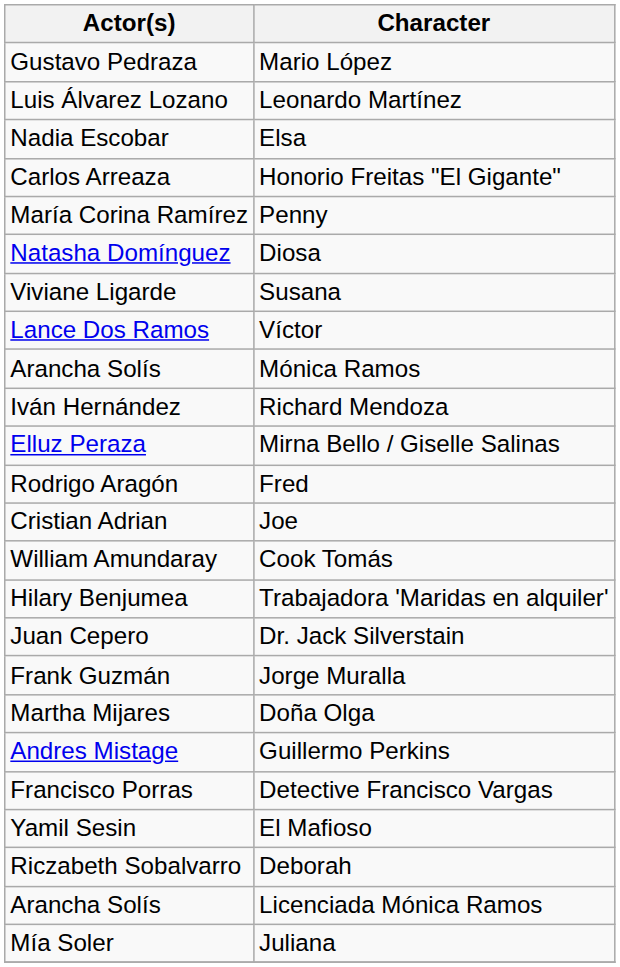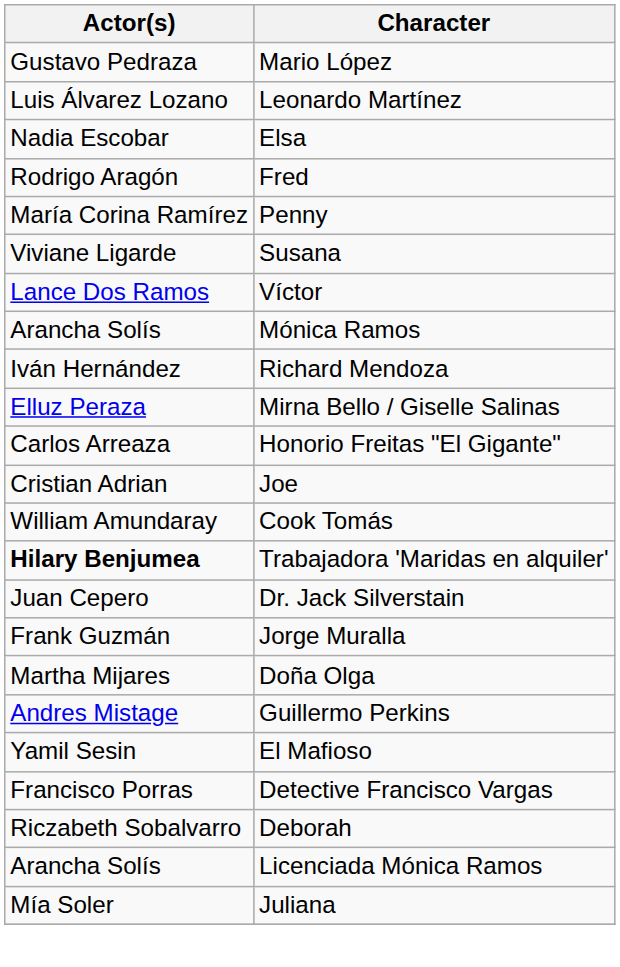rows swapped: (410, 176) <-> (284, 483)
- row: (290, 253)
(99, 598) normal -> (105, 560) bold
rows swapped: (406, 789) <-> (315, 828)
